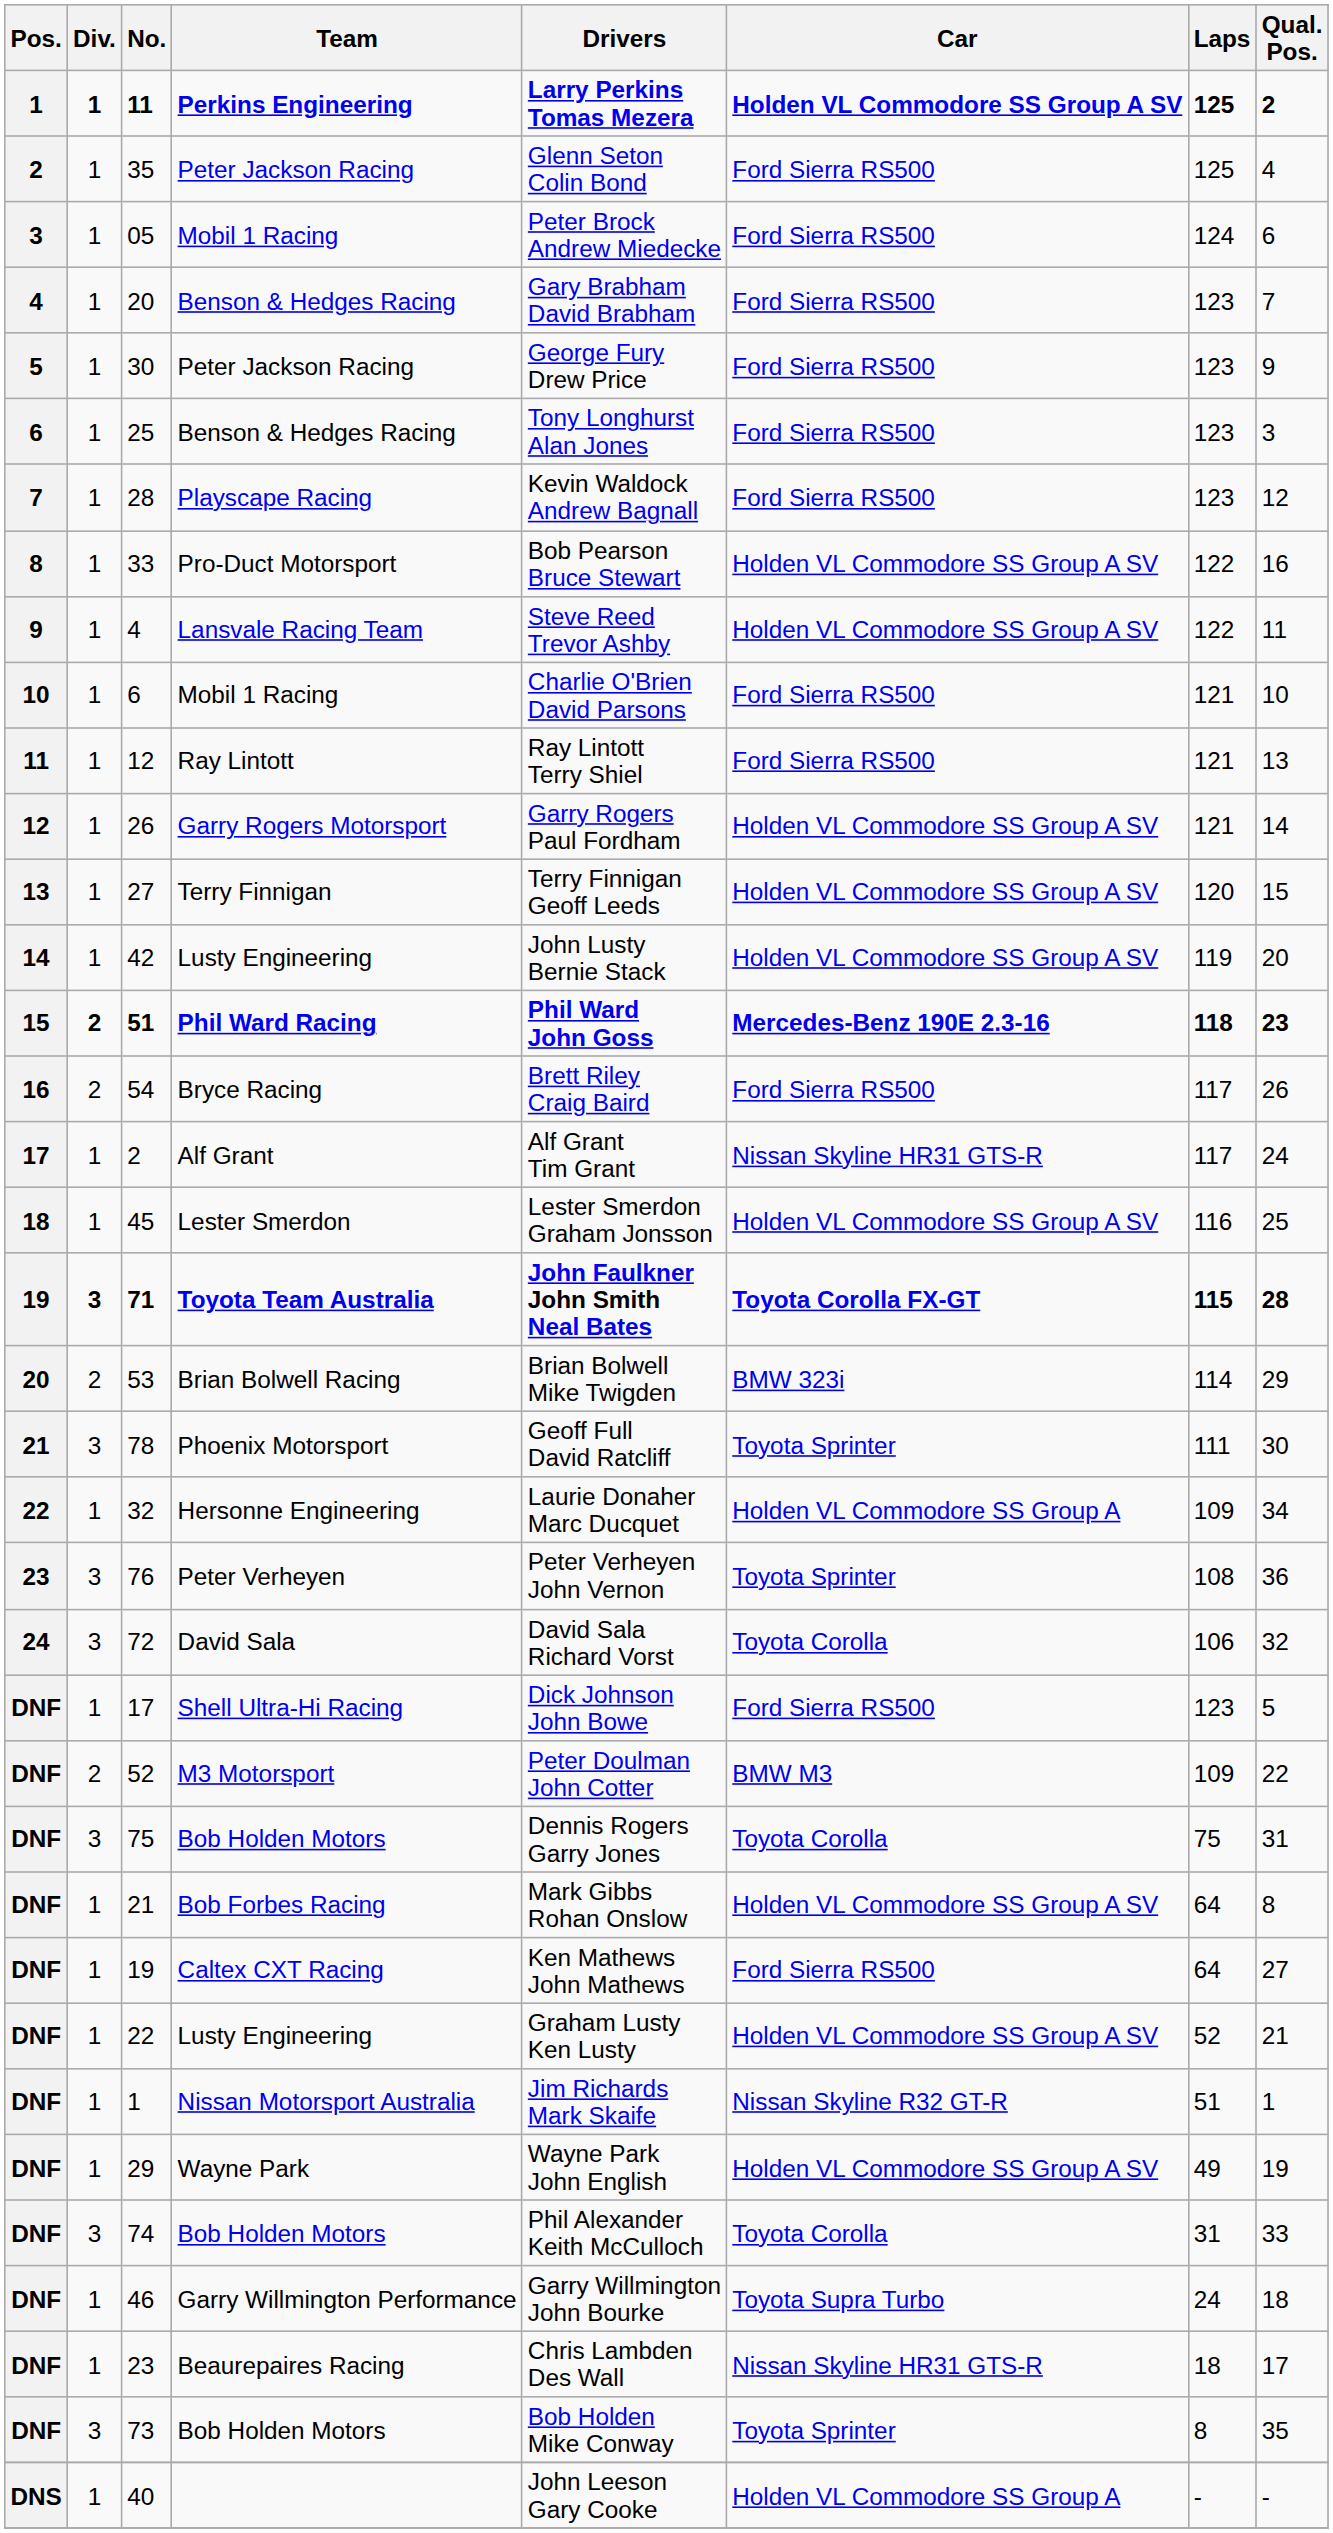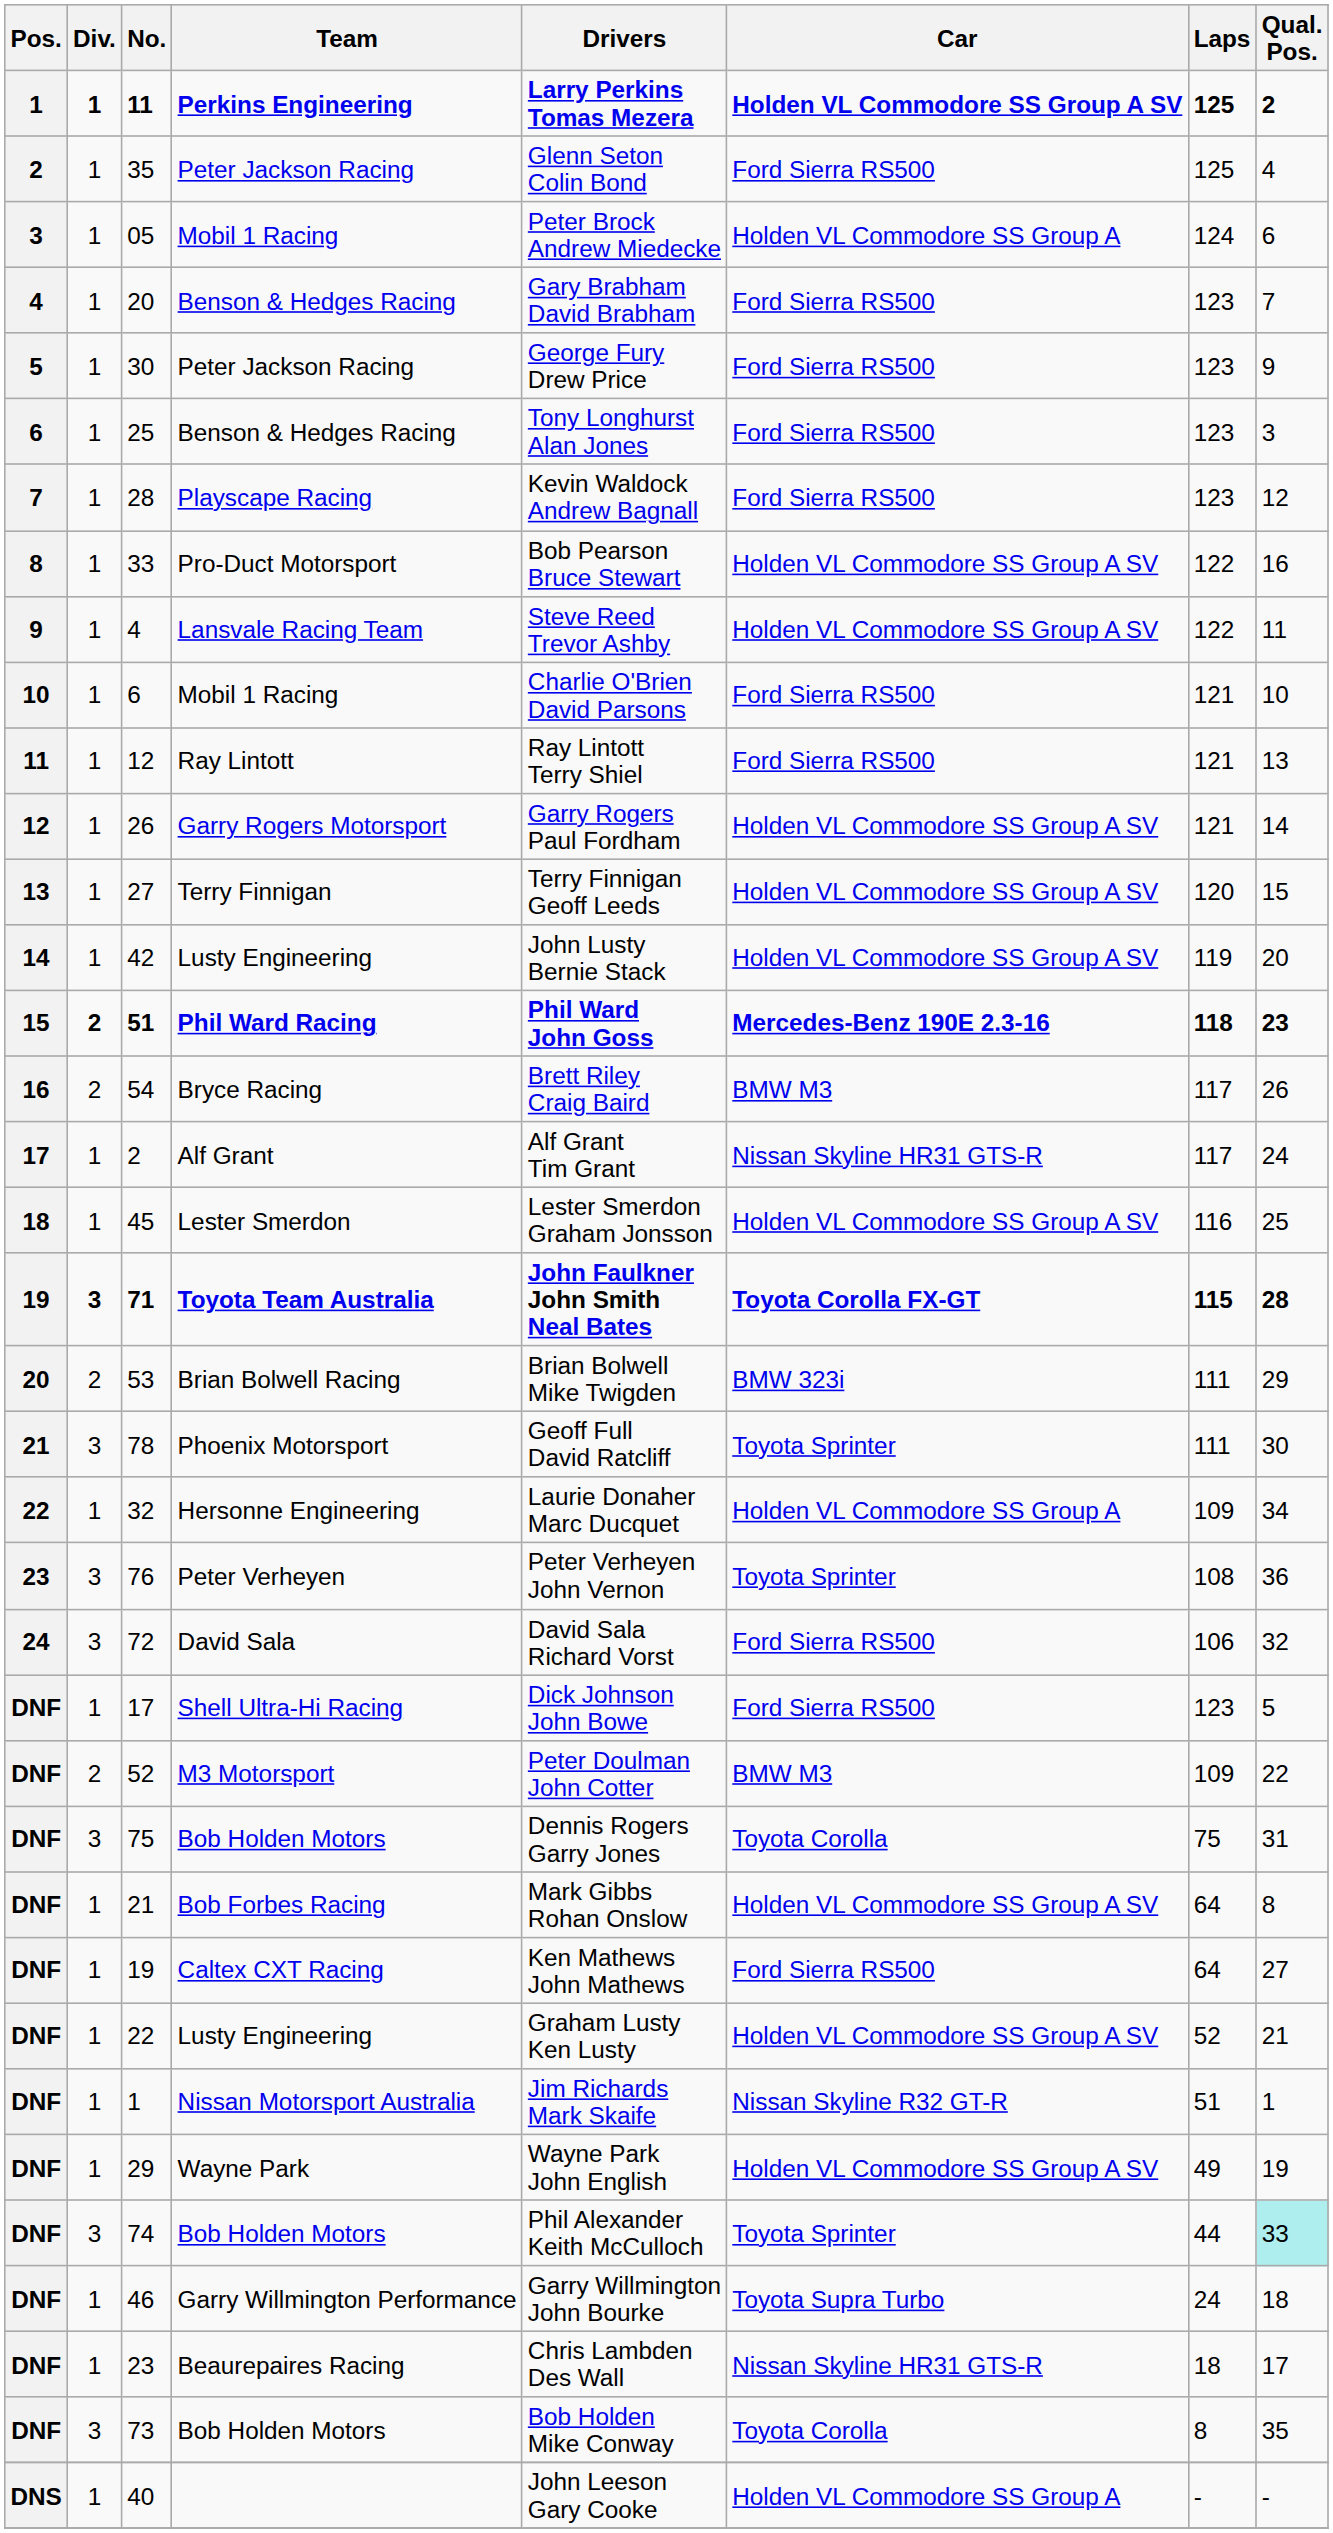(834, 235) Ford Sierra RS500 -> (926, 235) Holden VL Commodore SS Group A
(834, 1089) Ford Sierra RS500 -> (782, 1089) BMW M3
(1213, 1379) 114 -> (1212, 1379) 111
(810, 1642) Toyota Corolla -> (834, 1642) Ford Sierra RS500
(810, 2233) Toyota Corolla -> (814, 2233) Toyota Sprinter
(1207, 2233) 31 -> (1207, 2233) 44
(1275, 2233) no background -> (1275, 2233) paleturquoise background
(814, 2430) Toyota Sprinter -> (810, 2430) Toyota Corolla
